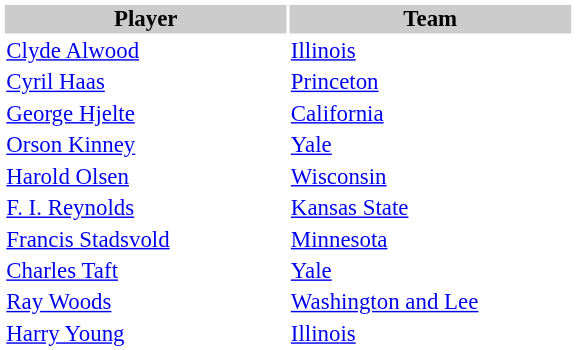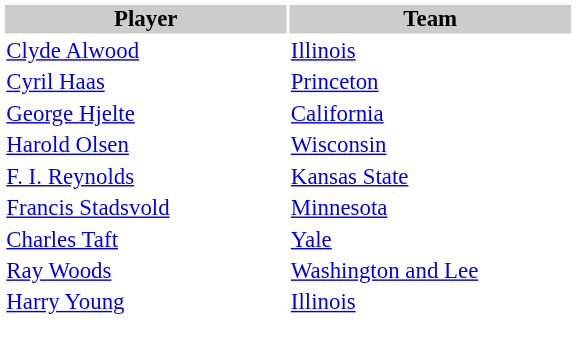- row: (71, 144)
